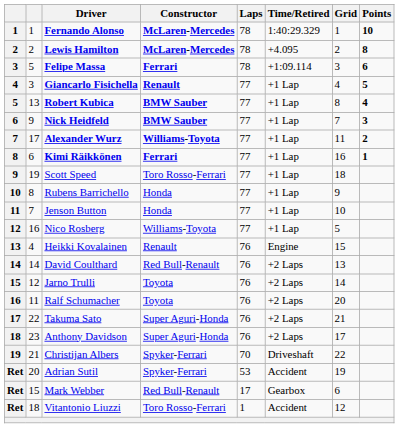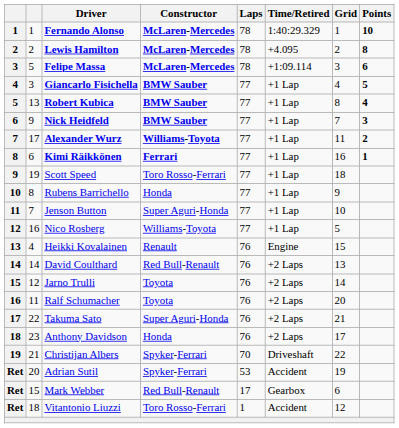(160, 66) Ferrari -> (189, 66) McLaren-Mercedes
(161, 84) Renault -> (175, 84) BMW Sauber
(157, 210) Honda -> (186, 210) Super Aguri-Honda
(186, 336) Super Aguri-Honda -> (157, 336) Honda
